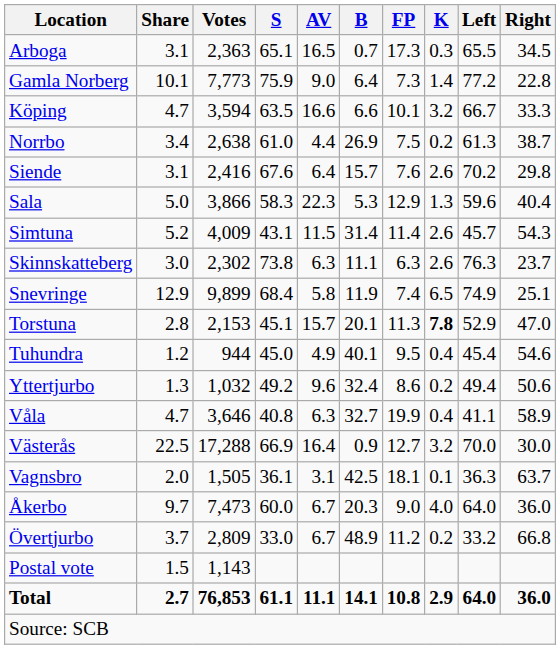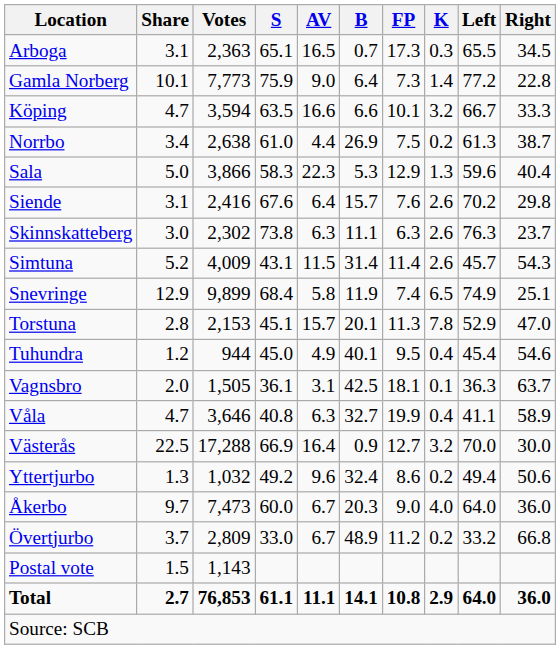rows swapped: (26, 202) <-> (35, 171)
rows swapped: (41, 232) <-> (71, 263)
(441, 324) bold -> (441, 324) normal
rows swapped: (45, 476) <-> (52, 385)
